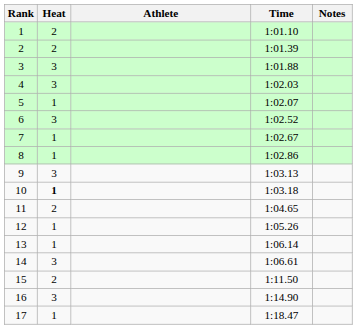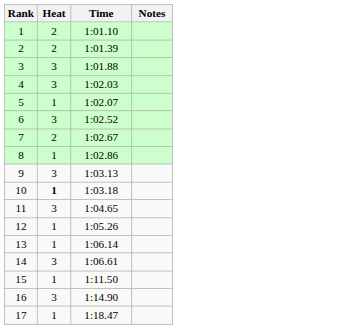- column: (161, 13)
(54, 137) 1 -> (54, 137) 2
(54, 208) 2 -> (54, 208) 3
(54, 279) 2 -> (54, 279) 1
